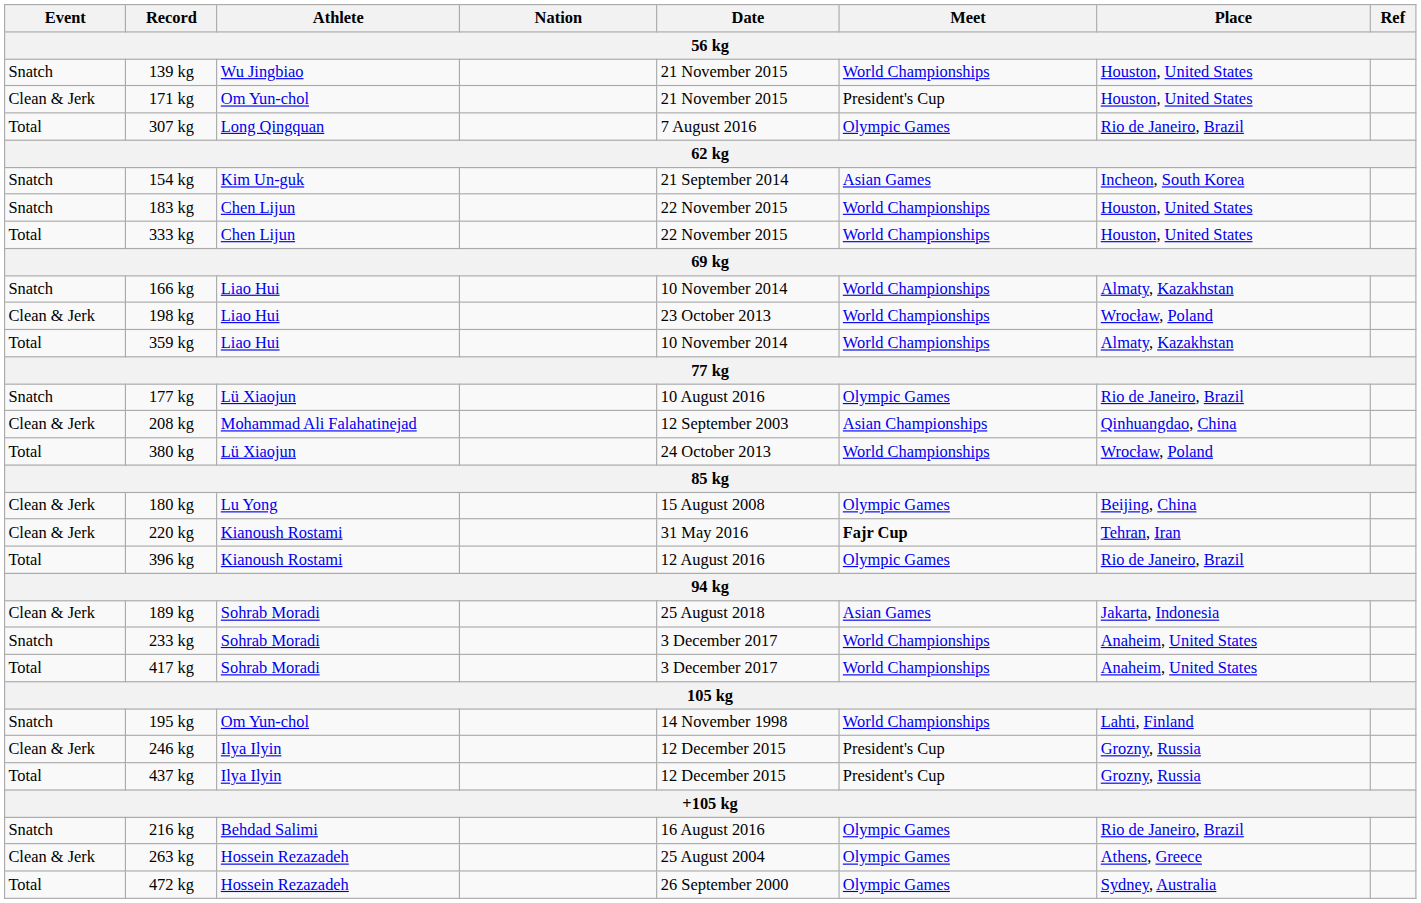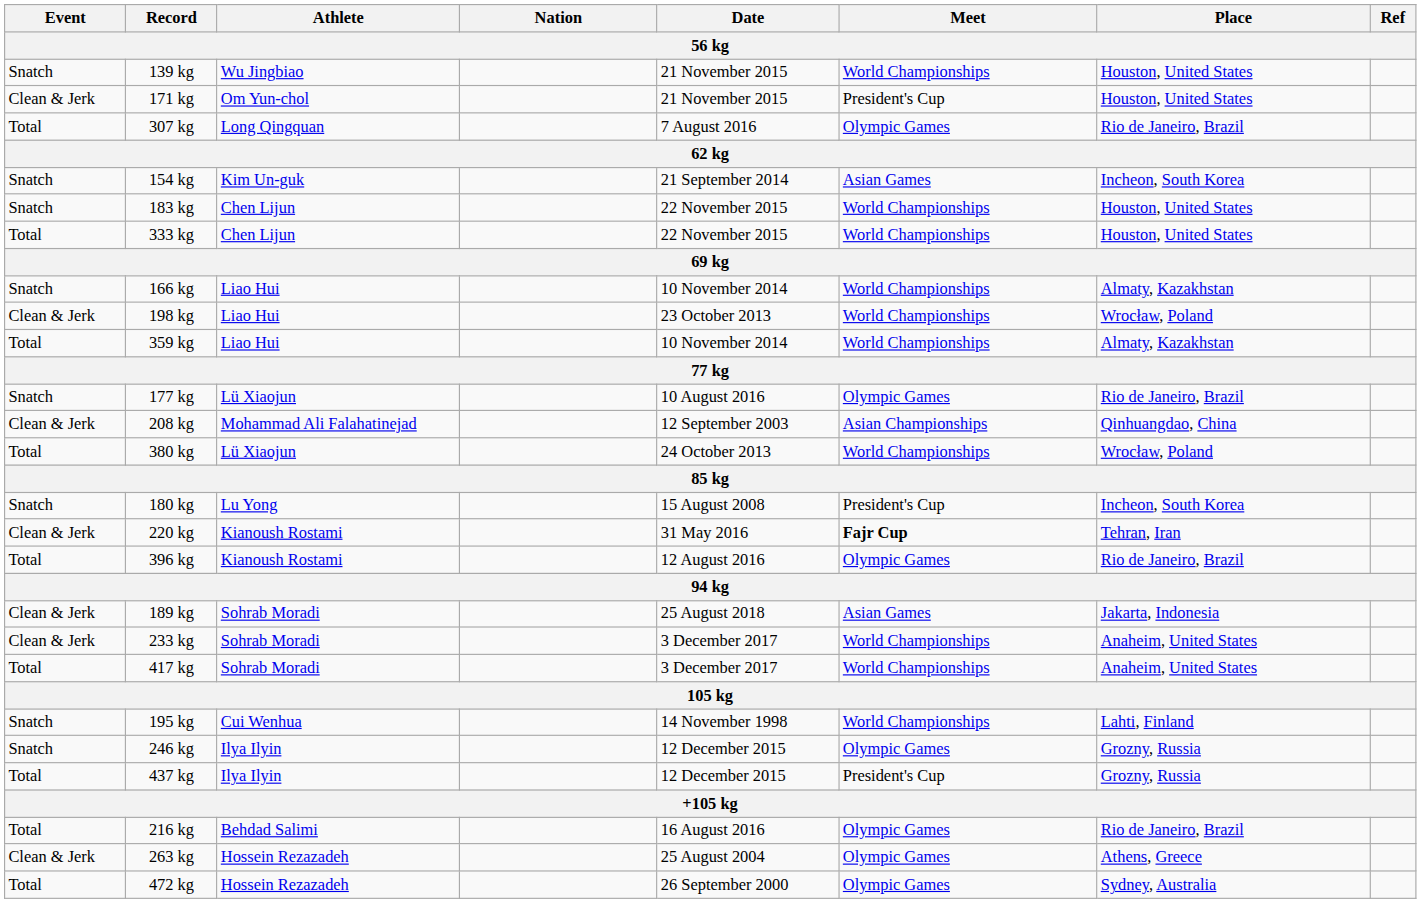(52, 505) Clean & Jerk -> (31, 505) Snatch
(896, 505) Olympic Games -> (894, 505) President's Cup
(1149, 505) Beijing, China -> (1173, 505) Incheon, South Korea
(31, 641) Snatch -> (52, 641) Clean & Jerk
(265, 722) Om Yun-chol -> (261, 722) Cui Wenhua
(52, 749) Clean & Jerk -> (31, 749) Snatch
(894, 749) President's Cup -> (896, 749) Olympic Games
(31, 830) Snatch -> (25, 830) Total
